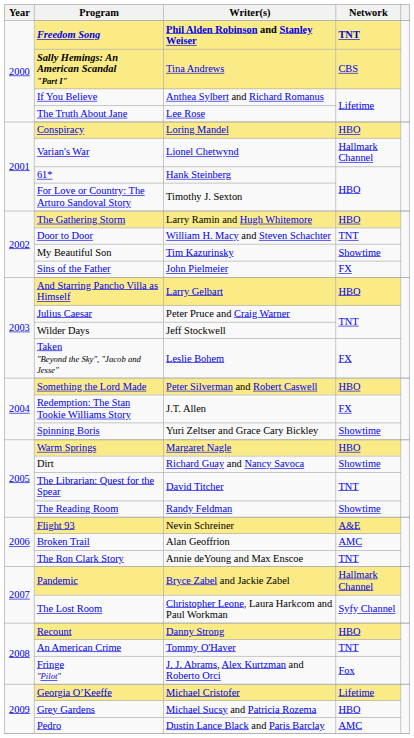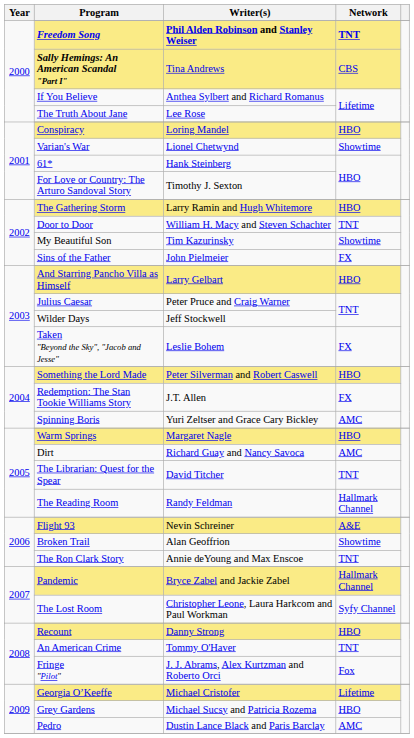(358, 152) Hallmark Channel -> (360, 146) Showtime
(360, 431) Showtime -> (350, 419) AMC
(360, 464) Showtime -> (350, 452) AMC
(360, 509) Showtime -> (358, 503) Hallmark Channel
(350, 542) AMC -> (360, 542) Showtime
